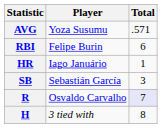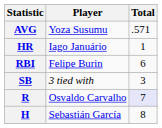rows swapped: (25, 47) <-> (25, 64)
(85, 81) Sebastián García -> (71, 81) 3 tied with
(71, 115) 3 tied with -> (85, 115) Sebastián García
